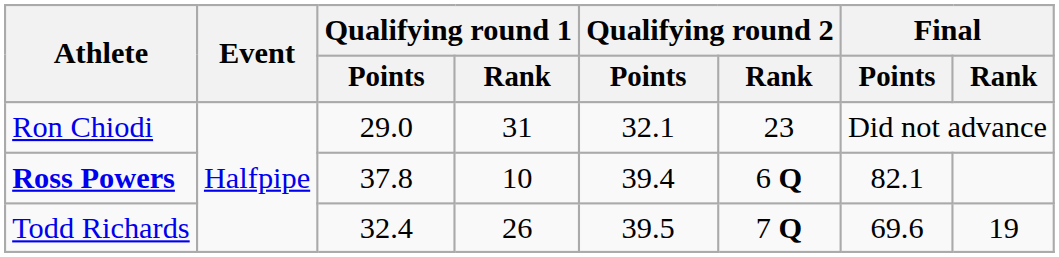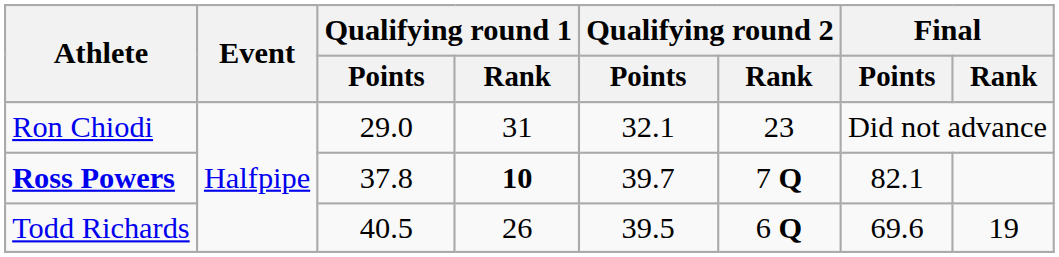(517, 177) normal -> (517, 177) bold
(648, 177) 39.4 -> (648, 177) 39.7
(779, 177) 6 Q -> (779, 177) 7 Q
(386, 227) 32.4 -> (386, 227) 40.5
(779, 227) 7 Q -> (779, 227) 6 Q
